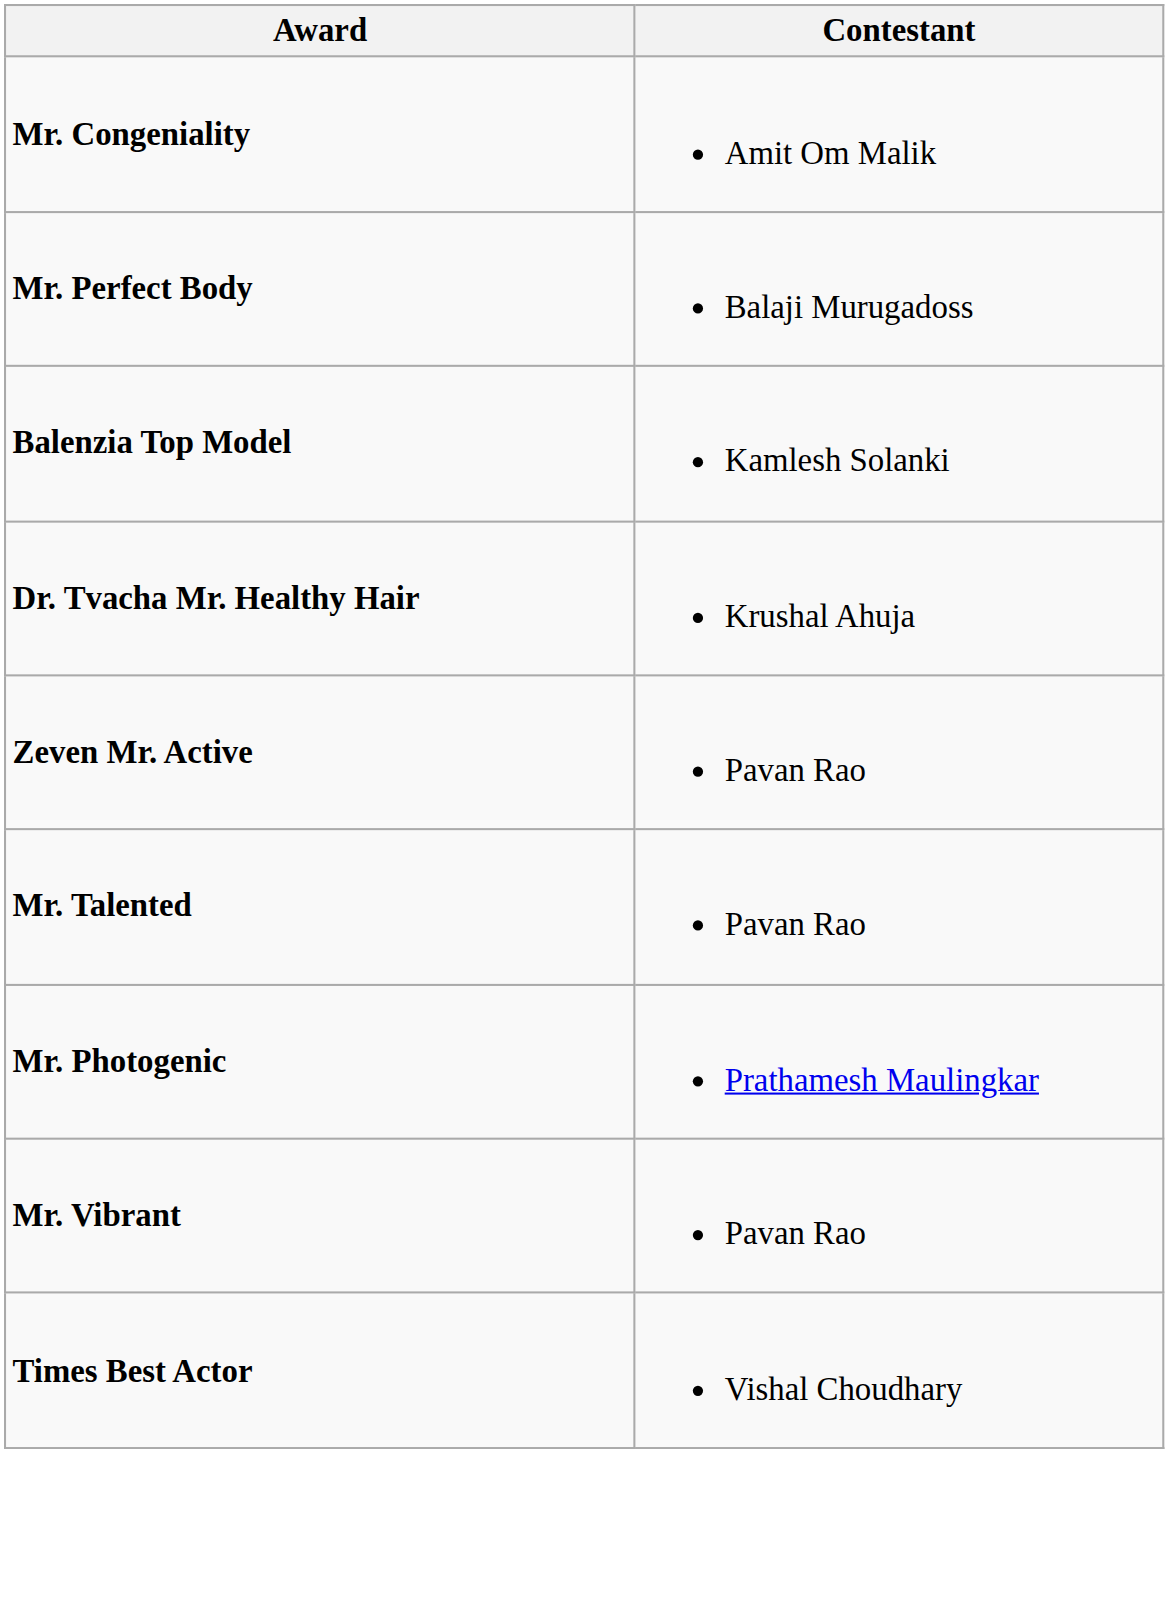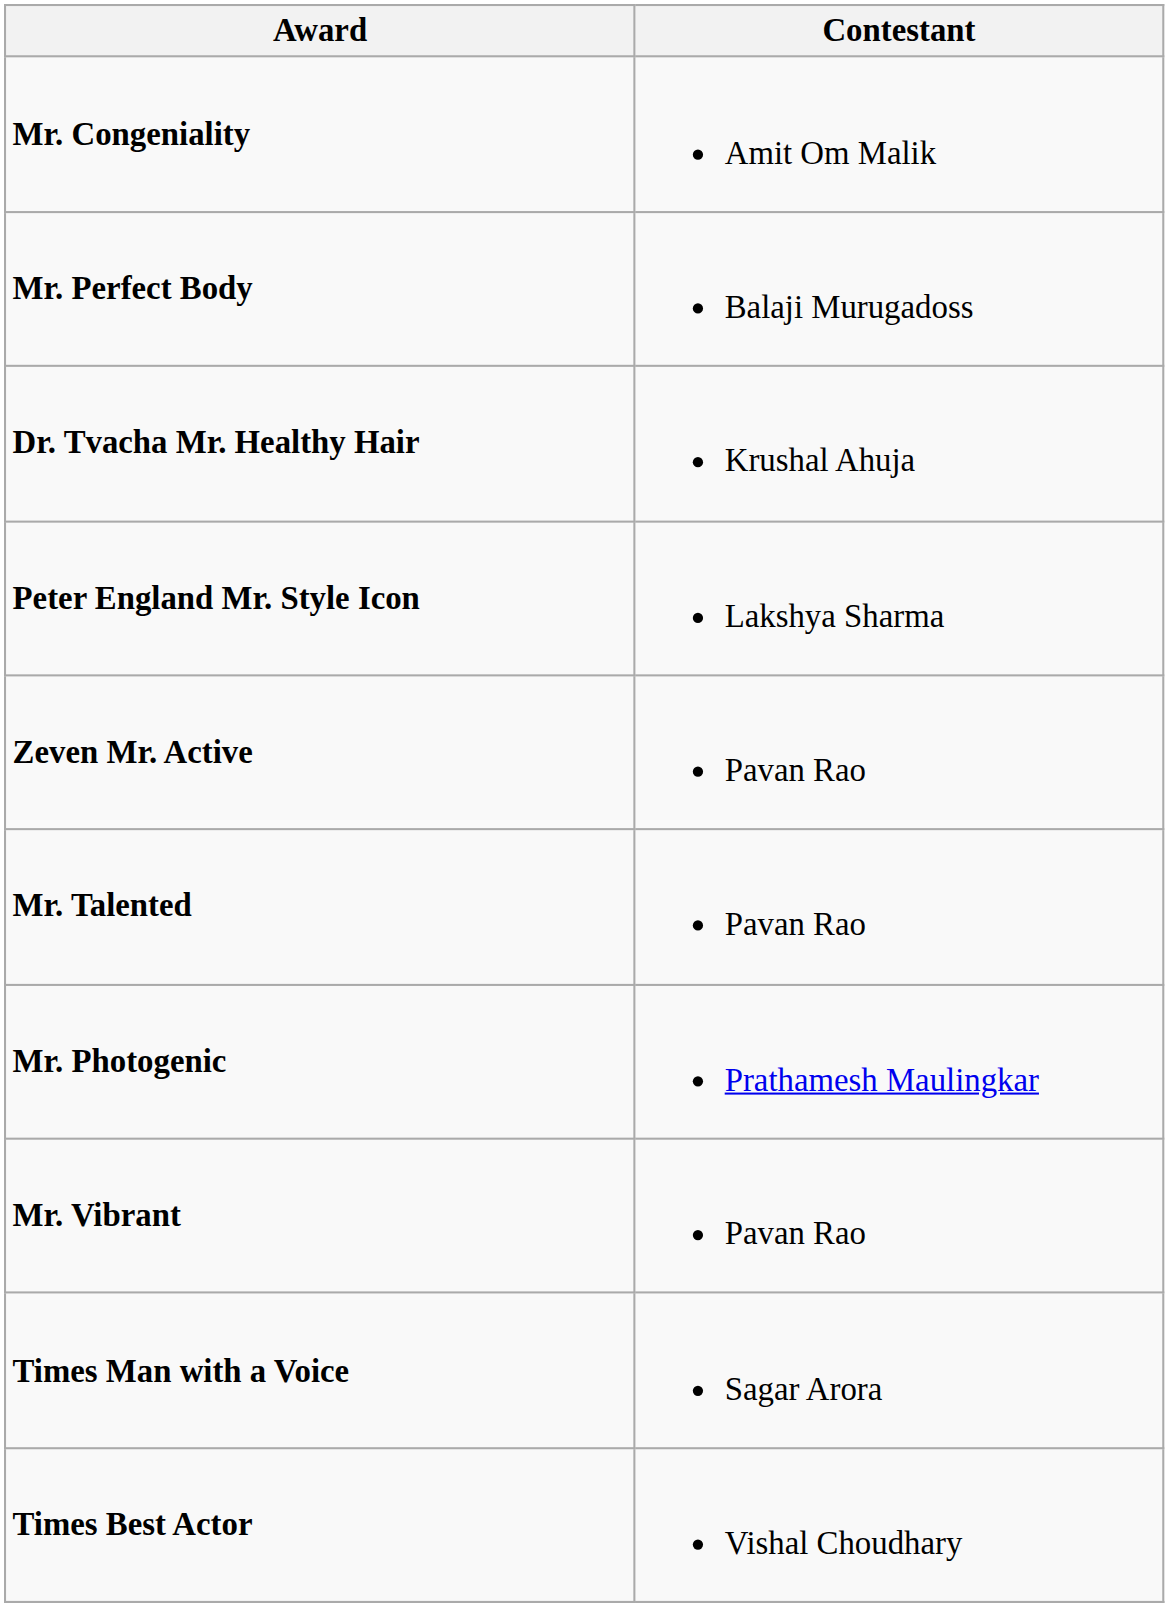- row: (152, 442)
+ row: (216, 597)
+ row: (181, 1369)
